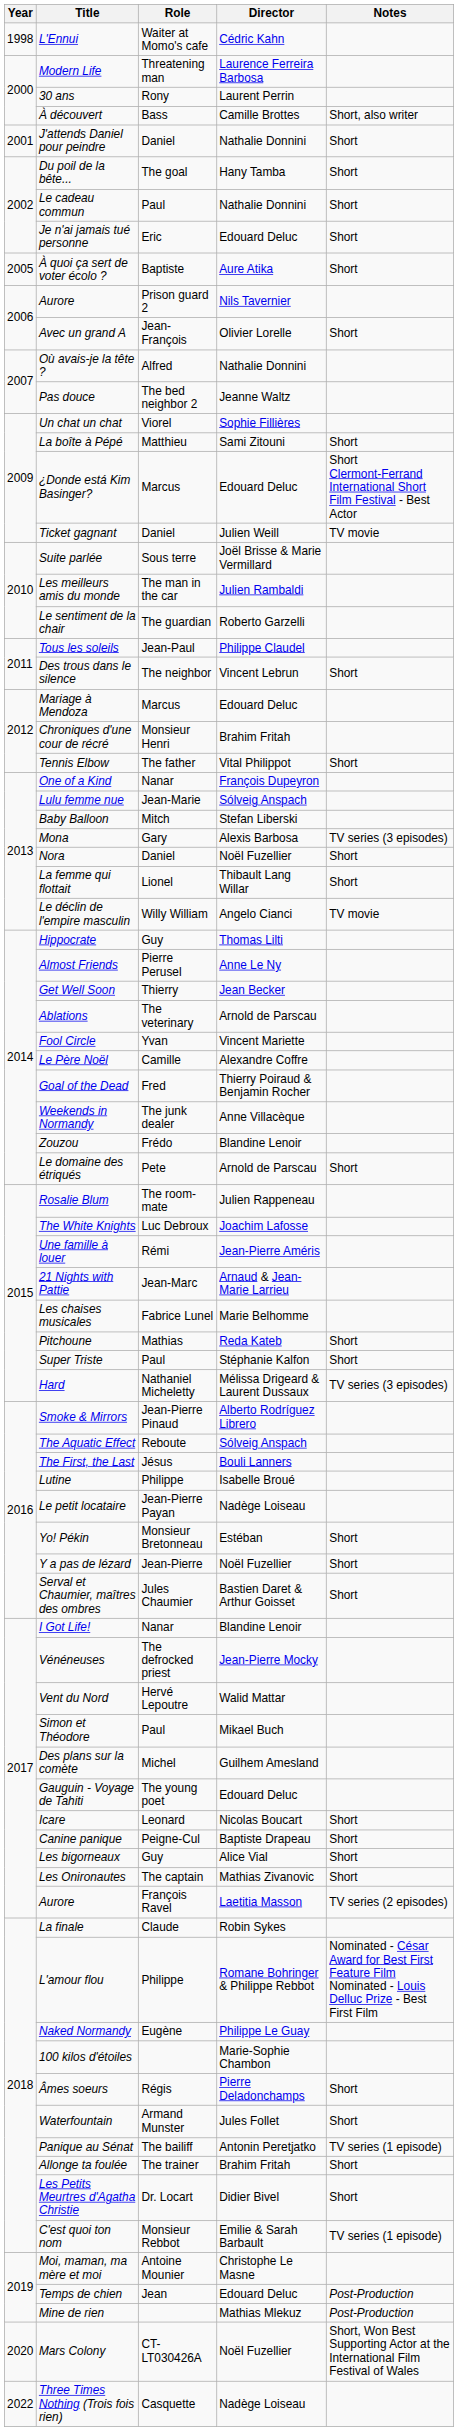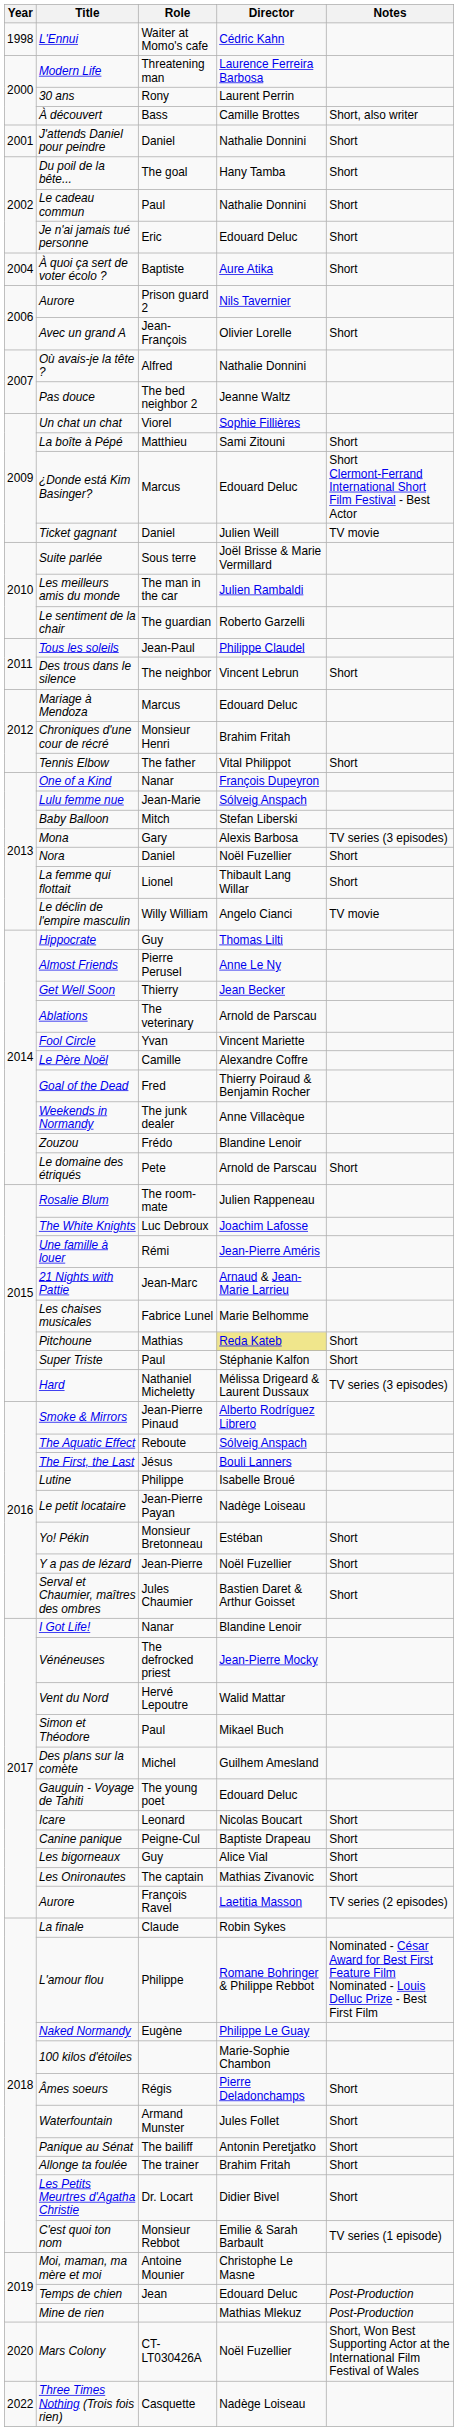(20, 269) 2005 -> (20, 269) 2004
(250, 1341) no background -> (250, 1341) khaki background
(385, 2146) TV series (1 episode) -> (343, 2146) Short
